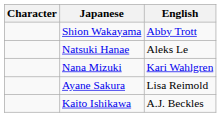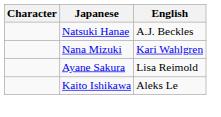- row: (102, 31)
(167, 49) Aleks Le -> (165, 31) A.J. Beckles
(175, 103) A.J. Beckles -> (157, 85) Aleks Le
